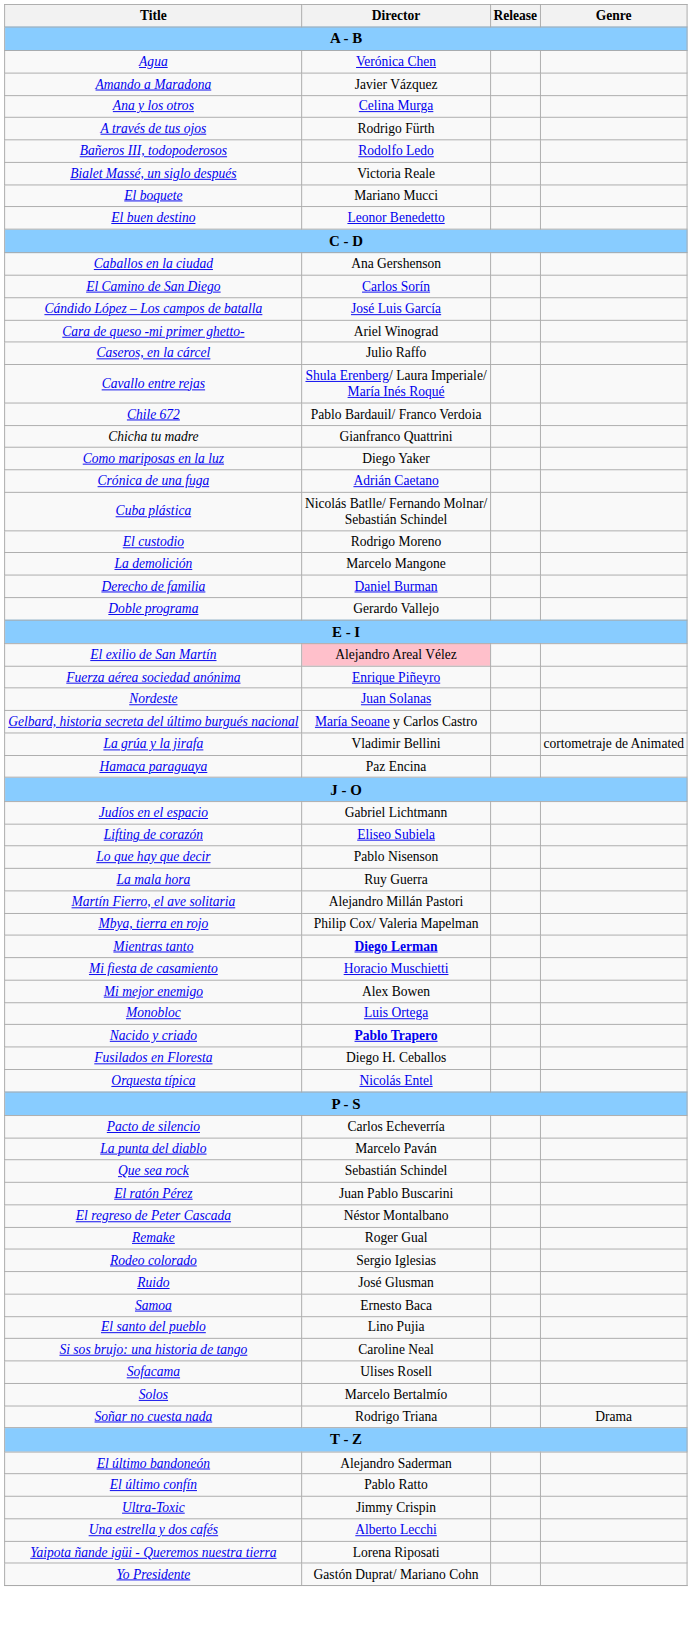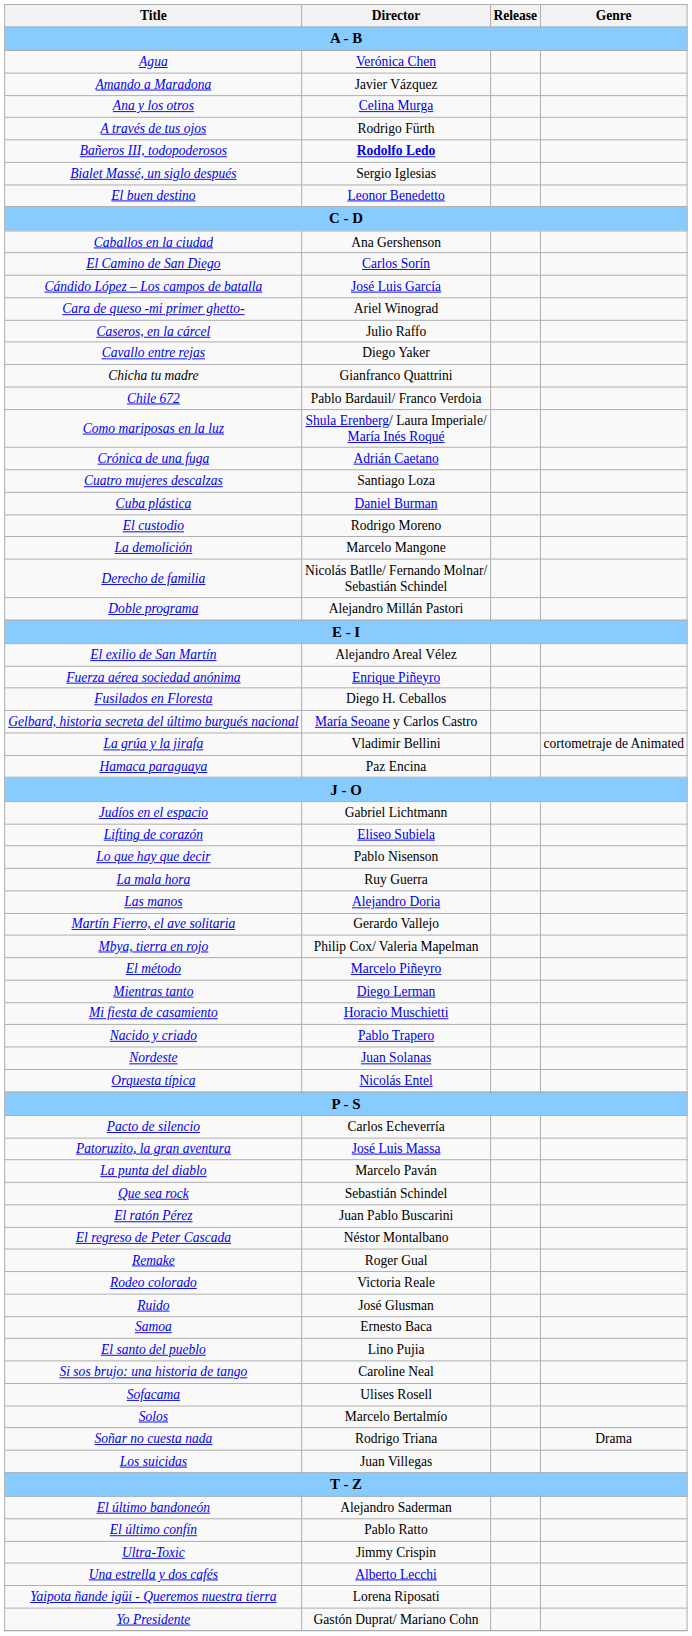(396, 151) normal -> (396, 151) bold
(396, 173) Victoria Reale -> (396, 173) Sergio Iglesias
- row: (153, 196)
(396, 384) Shula Erenberg/ Laura Imperiale/ María Inés Roqué -> (396, 353) Diego Yaker
rows swapped: (153, 436) <-> (153, 414)
(396, 459) Diego Yaker -> (396, 428) Shula Erenberg/ Laura Imperiale/ María Inés Roqué
+ row: (153, 481)
(396, 511) Nicolás Batlle/ Fernando Molnar/ Sebastián Schindel -> (396, 503) Daniel Burman
(396, 586) Daniel Burman -> (396, 578) Nicolás Batlle/ Fernando Molnar/ Sebastián Schindel
(396, 609) Gerardo Vallejo -> (396, 609) Alejandro Millán Pastori
(396, 655) pink background -> (396, 655) no background
rows swapped: (153, 1058) <-> (153, 699)
+ row: (153, 902)
(396, 902) Alejandro Millán Pastori -> (396, 924) Gerardo Vallejo
+ row: (153, 969)
(396, 946) bold -> (396, 991) normal
- row: (153, 991)
- row: (153, 1013)
(396, 1036) bold -> (396, 1036) normal
+ row: (153, 1149)
(396, 1260) Sergio Iglesias -> (396, 1283) Victoria Reale
+ row: (153, 1461)
